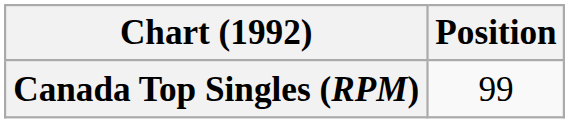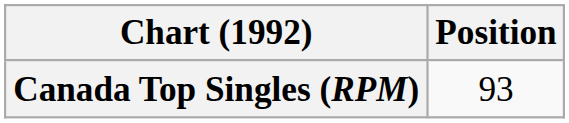(496, 88) 99 -> (496, 88) 93
